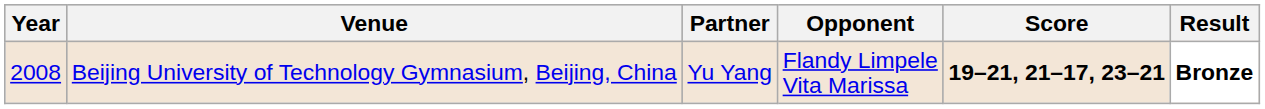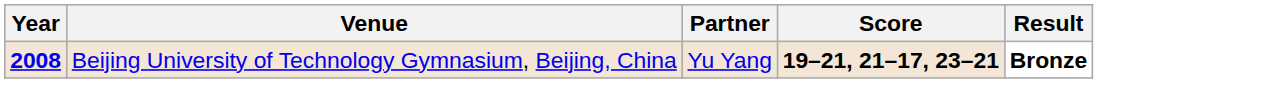- column: (860, 23)
(36, 72) normal -> (36, 59) bold
